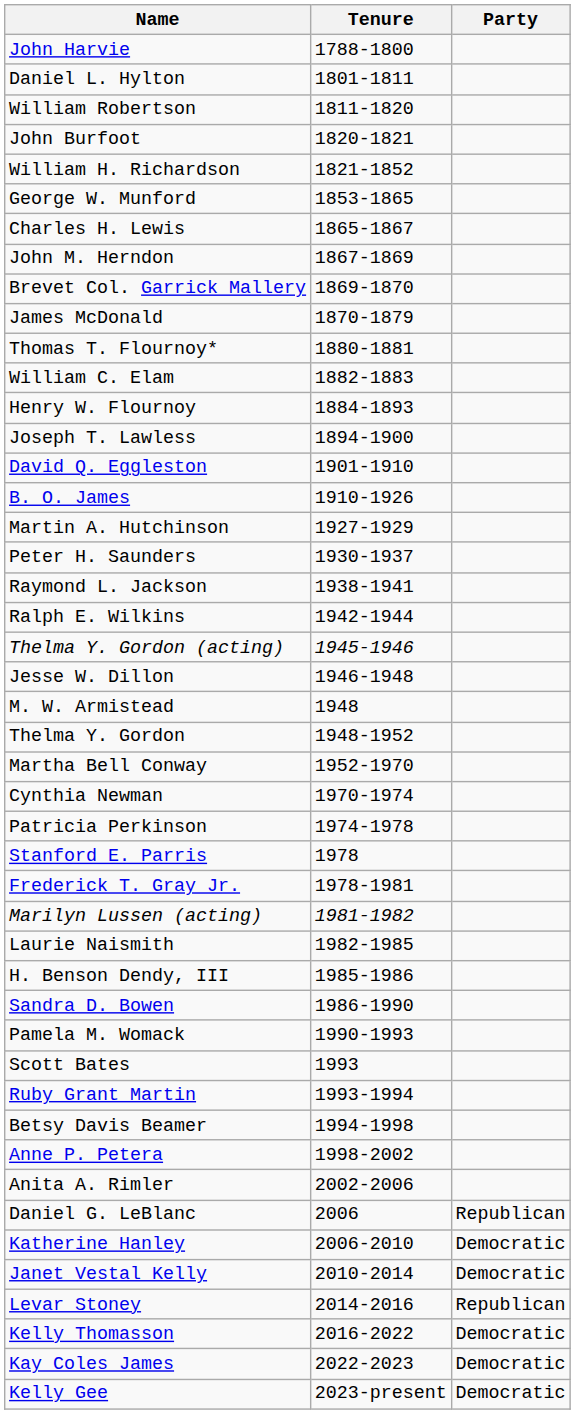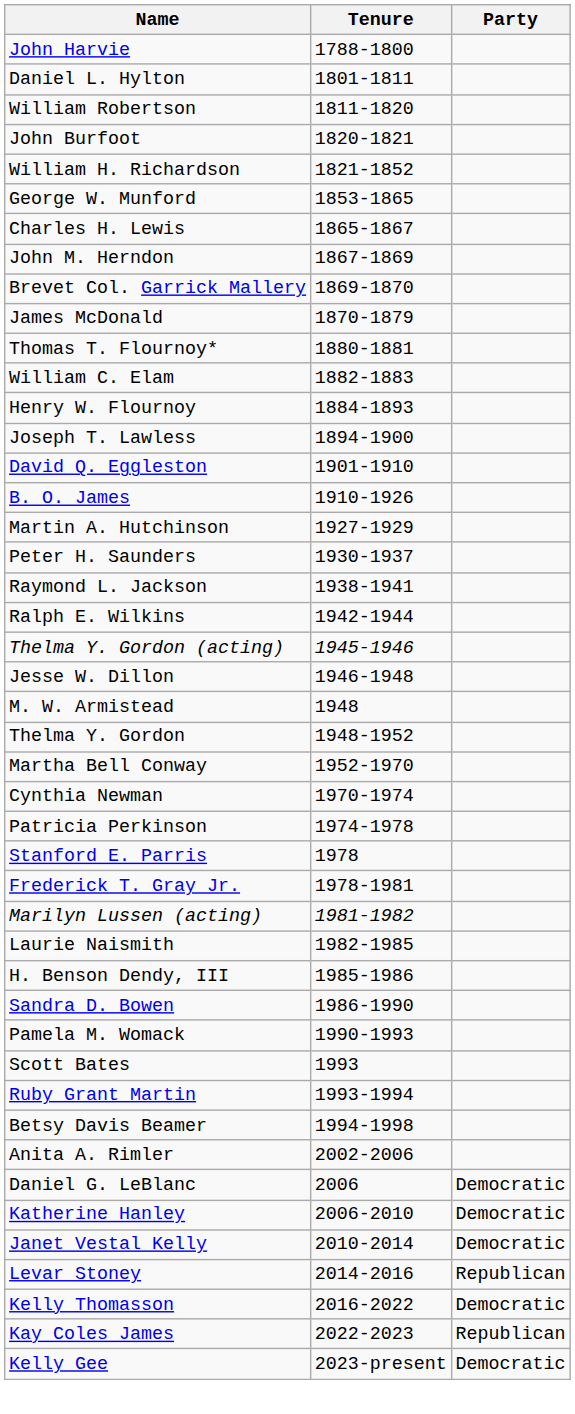- row: (86, 1155)
(511, 1215) Republican -> (511, 1185) Democratic
(511, 1364) Democratic -> (511, 1334) Republican
